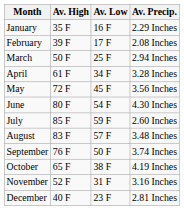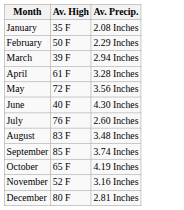- column: (110, 12)
(154, 27) 2.29 Inches -> (116, 27) 2.08 Inches
(62, 43) 39 F -> (62, 43) 50 F
(154, 43) 2.08 Inches -> (116, 43) 2.29 Inches
(62, 58) 50 F -> (62, 58) 39 F
(62, 105) 80 F -> (62, 105) 40 F
(62, 120) 85 F -> (62, 120) 76 F
(62, 151) 76 F -> (62, 151) 85 F
(62, 197) 40 F -> (62, 197) 80 F
